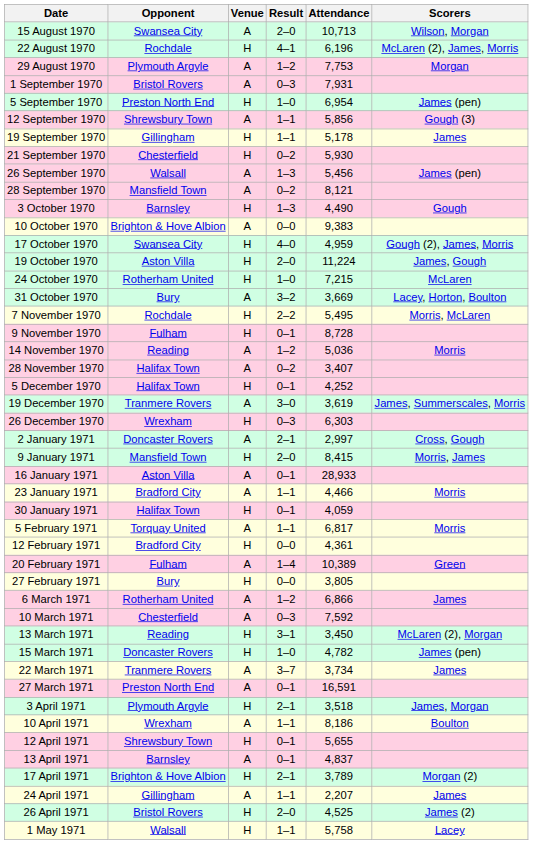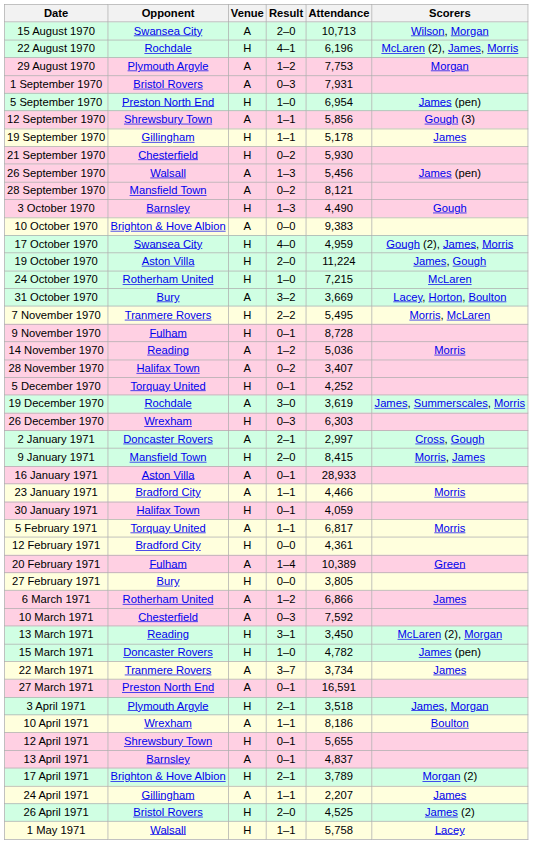(168, 315) Rochdale -> (168, 315) Tranmere Rovers
(168, 386) Halifax Town -> (168, 386) Torquay United
(168, 404) Tranmere Rovers -> (168, 404) Rochdale
